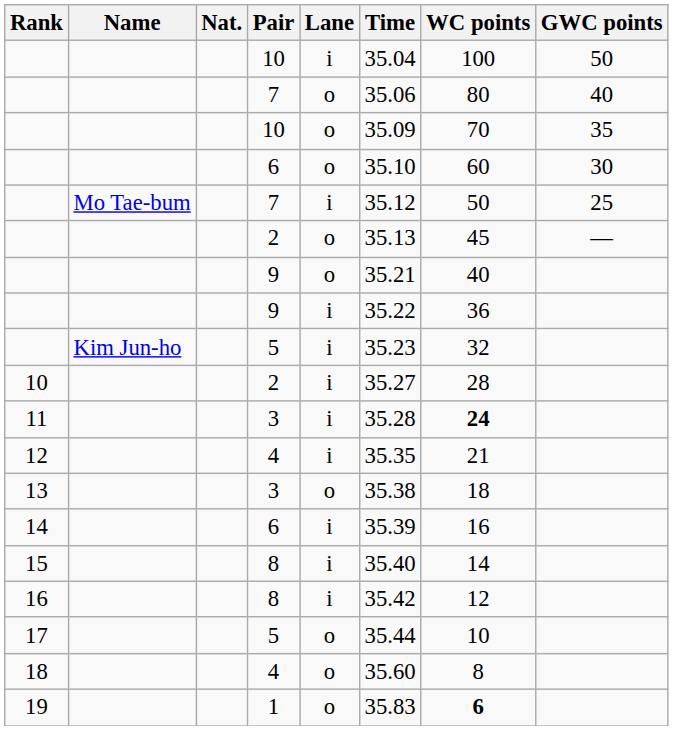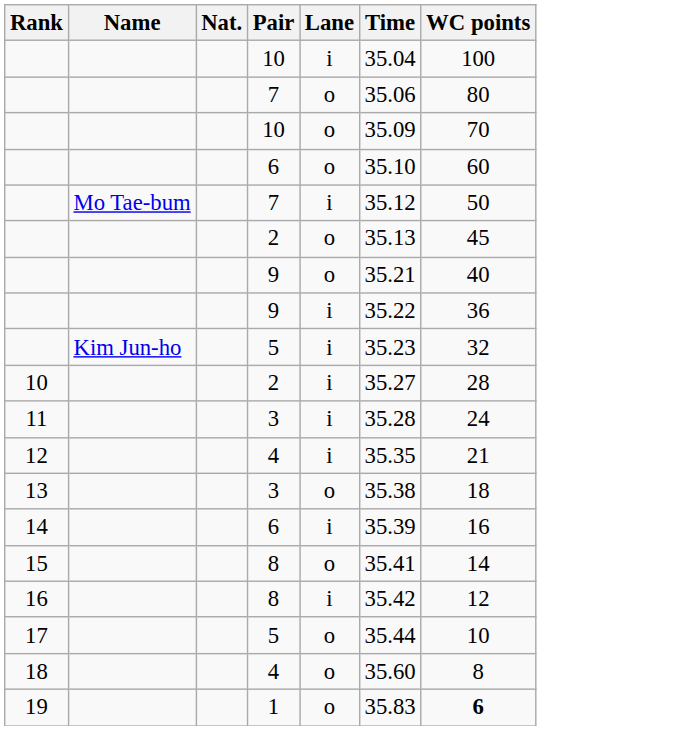- column: (602, 22)
(478, 418) bold -> (478, 418) normal
(329, 563) i -> (329, 563) o
(390, 563) 35.40 -> (390, 563) 35.41
